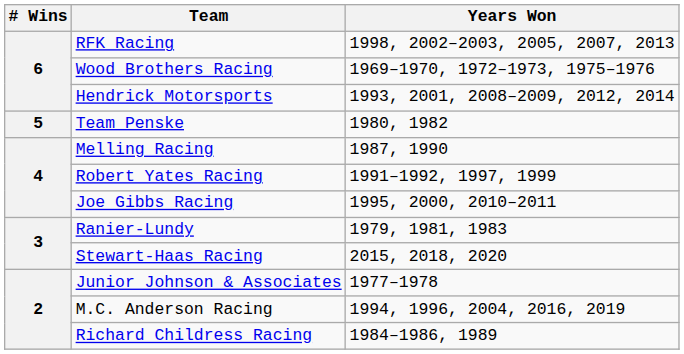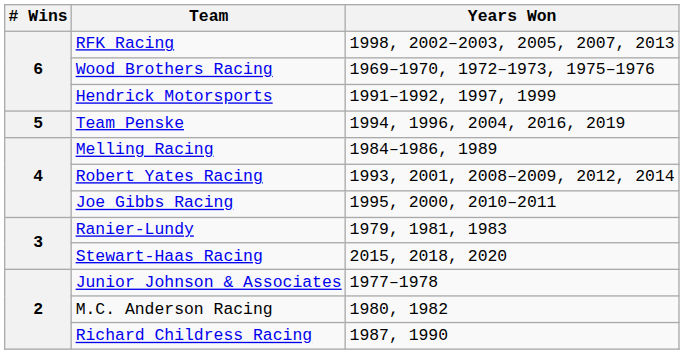(512, 98) 1993, 2001, 2008–2009, 2012, 2014 -> (453, 98) 1991–1992, 1997, 1999
(399, 124) 1980, 1982 -> (487, 124) 1994, 1996, 2004, 2016, 2019
(399, 151) 1987, 1990 -> (423, 151) 1984–1986, 1989
(453, 177) 1991–1992, 1997, 1999 -> (512, 177) 1993, 2001, 2008–2009, 2012, 2014
(487, 310) 1994, 1996, 2004, 2016, 2019 -> (399, 310) 1980, 1982
(423, 336) 1984–1986, 1989 -> (399, 336) 1987, 1990
